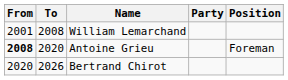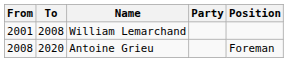(20, 48) bold -> (20, 48) normal
- row: (118, 66)
